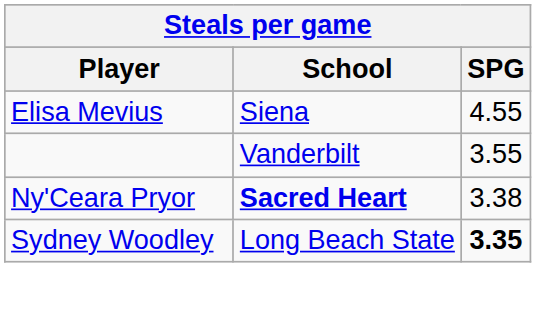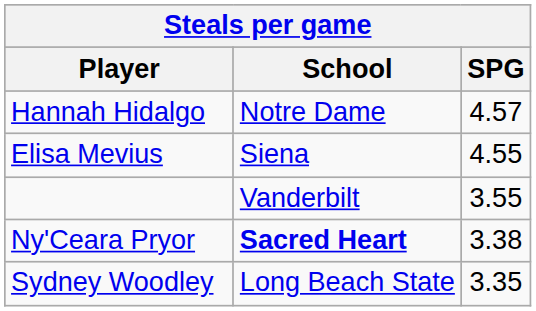+ row: (108, 111)
(496, 240) bold -> (496, 283) normal
